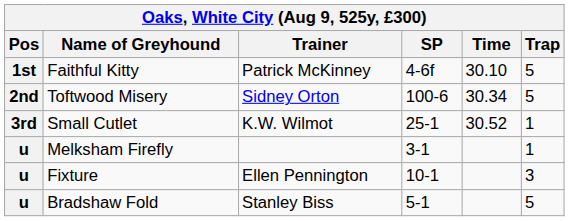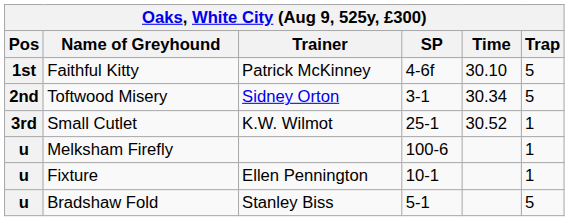(427, 96) 100-6 -> (418, 96) 3-1
(418, 149) 3-1 -> (427, 149) 100-6
(530, 176) 3 -> (530, 176) 1
